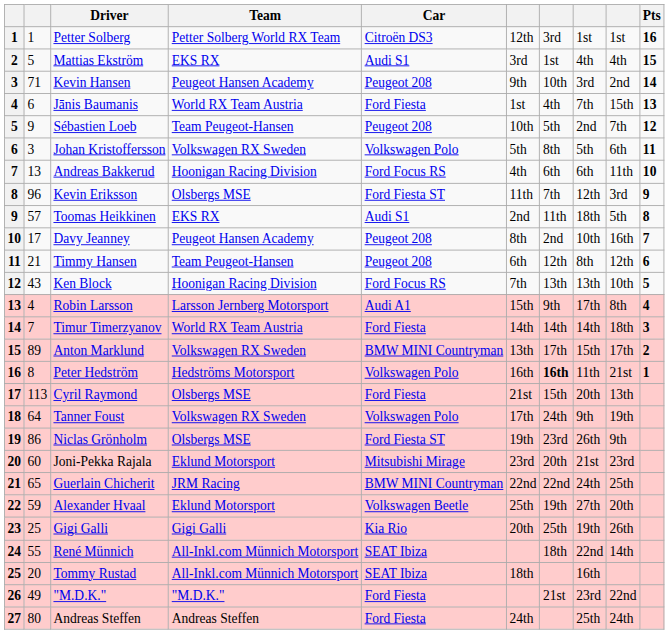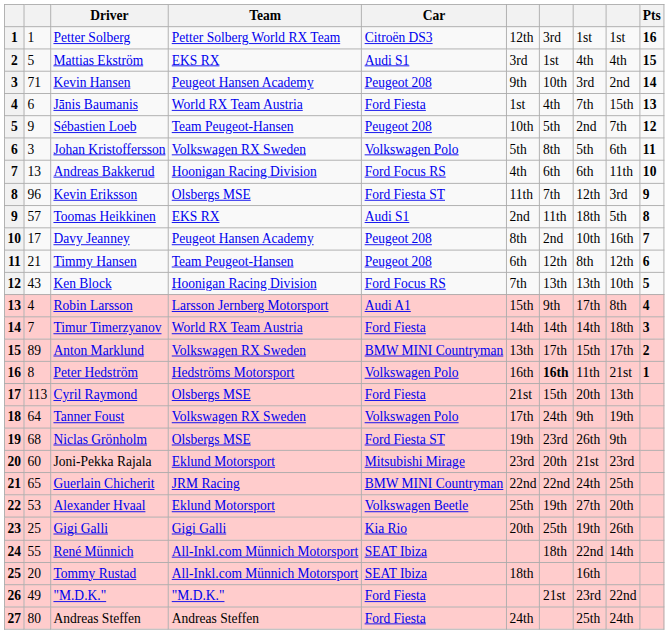(34, 439) 86 -> (34, 439) 68
(34, 506) 59 -> (34, 506) 53
